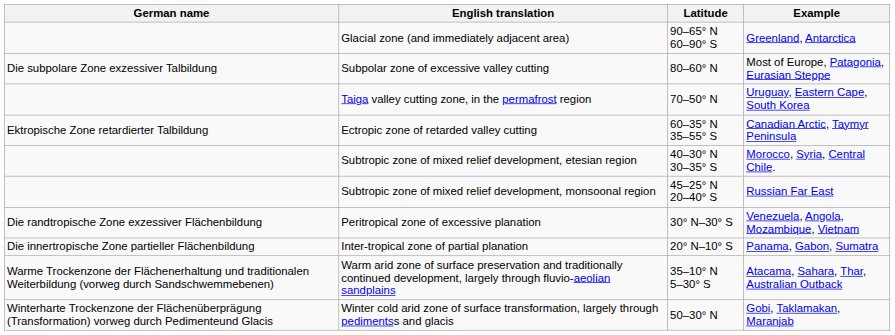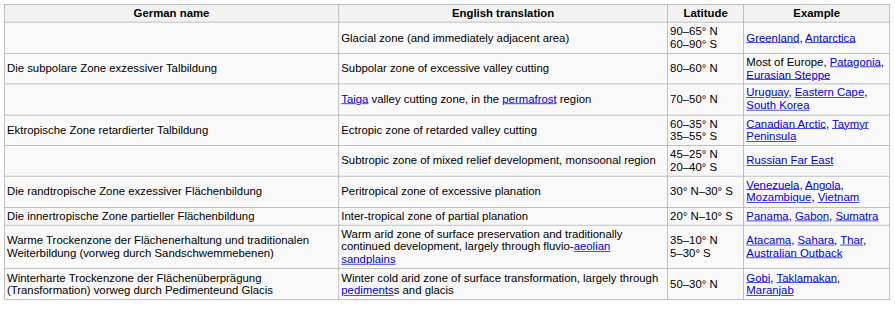- row: (489, 161)
